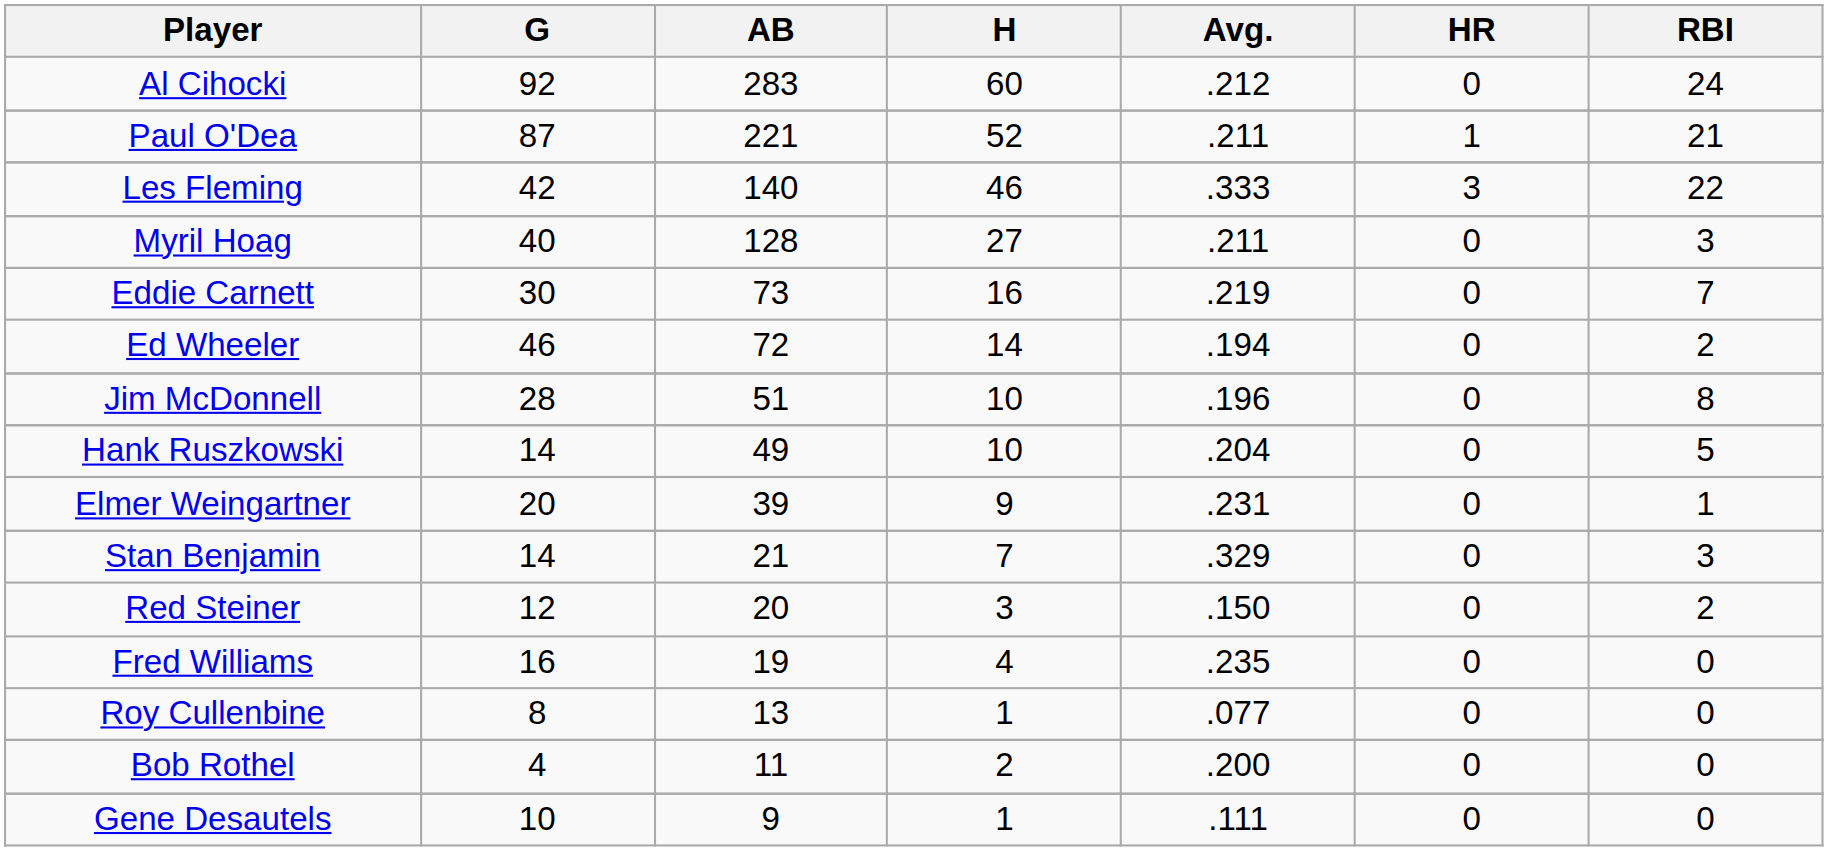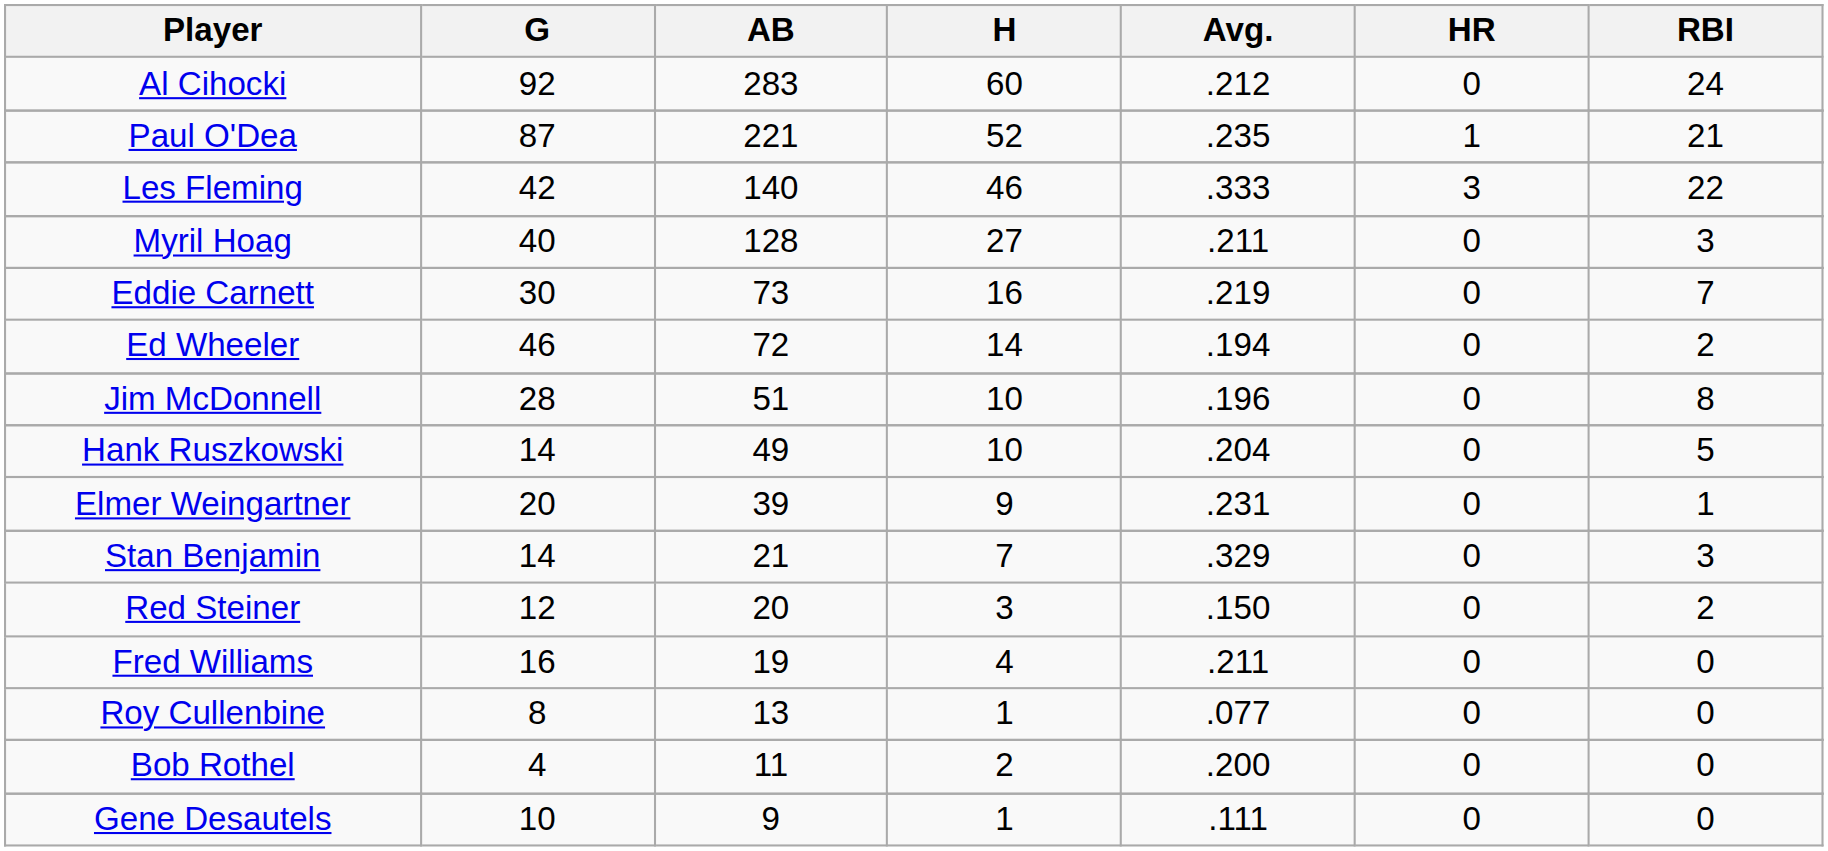(1238, 135) .211 -> (1238, 135) .235
(1238, 661) .235 -> (1238, 661) .211
